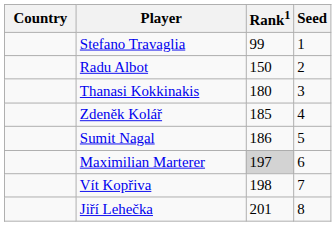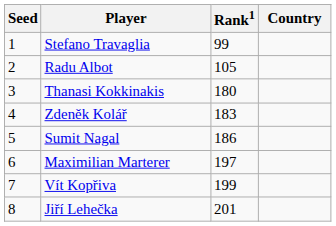columns swapped: (40, 18) <-> (312, 18)
(261, 67) 150 -> (225, 67) 105
(261, 114) 185 -> (225, 114) 183
(261, 161) lightgrey background -> (225, 161) no background
(261, 185) 198 -> (225, 185) 199
